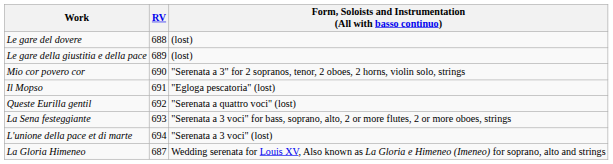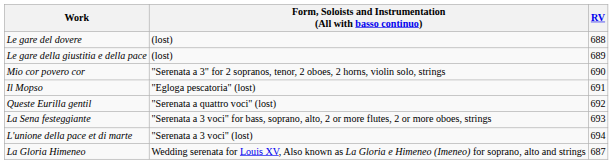columns swapped: (159, 18) <-> (388, 18)
